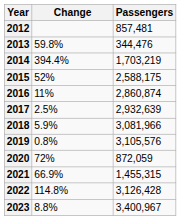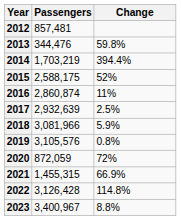columns swapped: (144, 12) <-> (73, 12)
